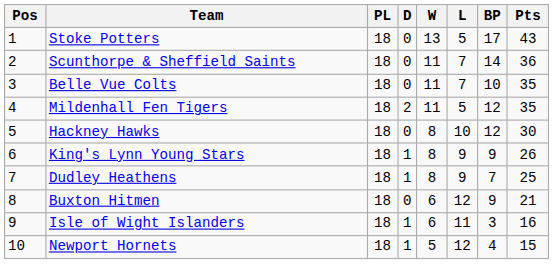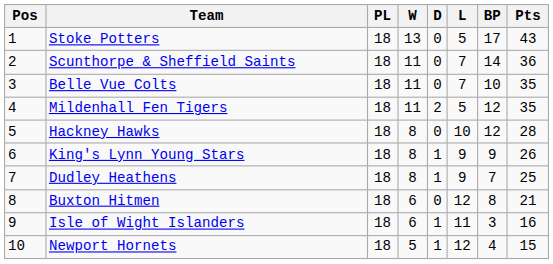columns swapped: (432, 16) <-> (407, 16)
(528, 132) 30 -> (528, 132) 28
(492, 201) 9 -> (492, 201) 8
